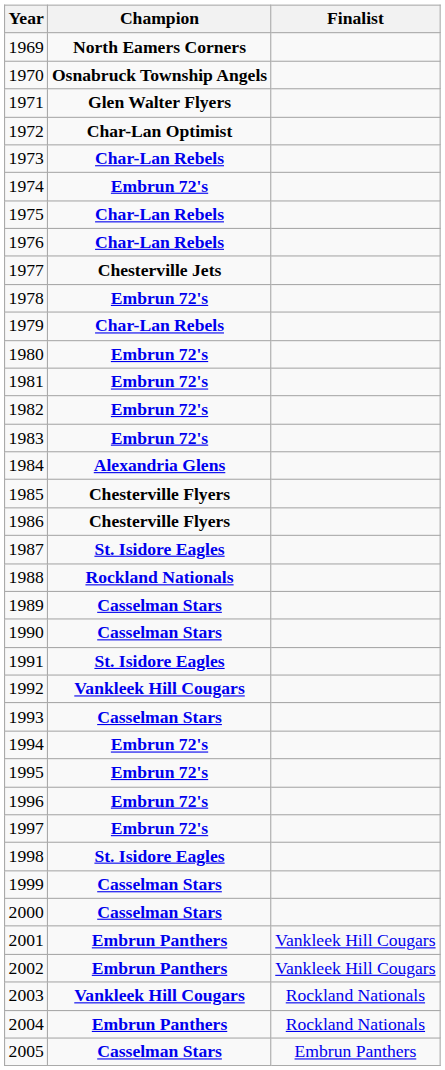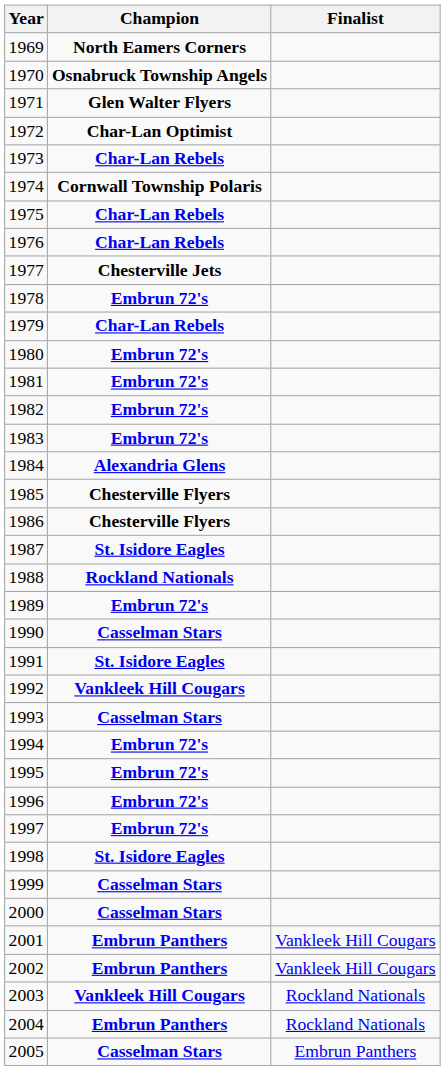(160, 186) Embrun 72's -> (160, 186) Cornwall Township Polaris
(160, 605) Casselman Stars -> (160, 605) Embrun 72's
